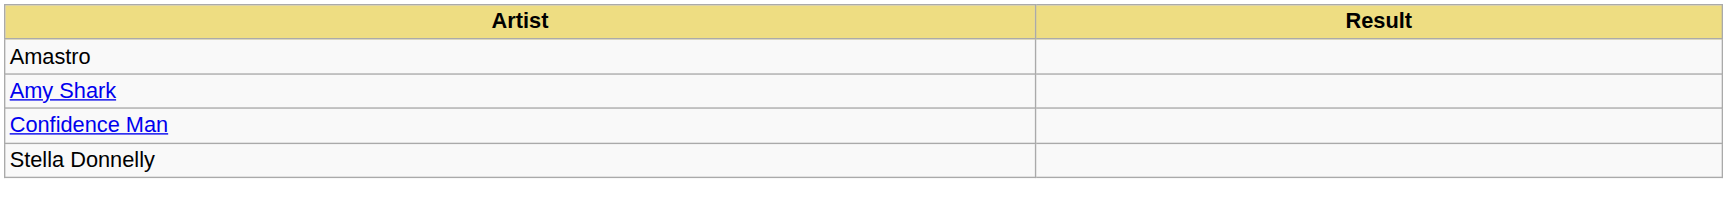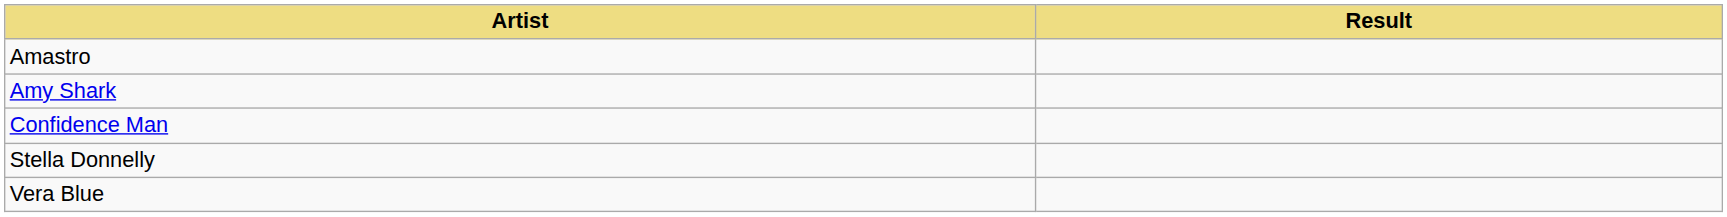+ row: (57, 194)
